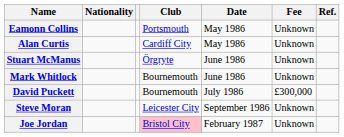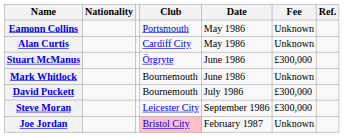(294, 60) Unknown -> (293, 60) £300,000
(294, 108) Unknown -> (293, 108) £300,000
